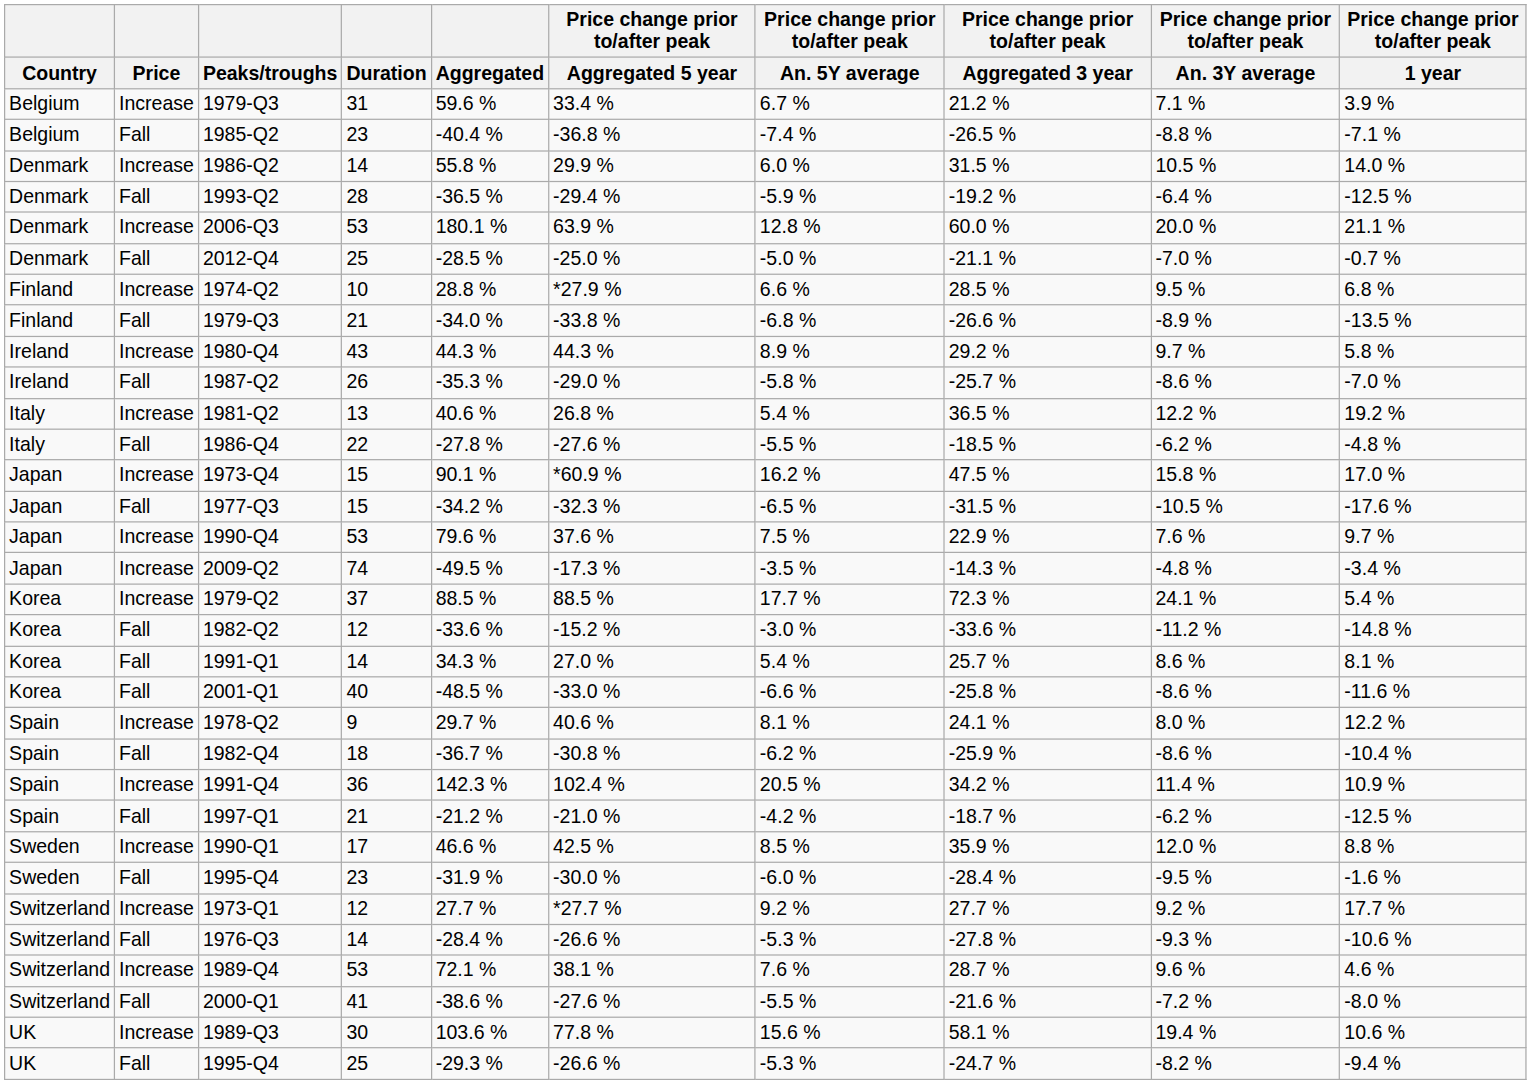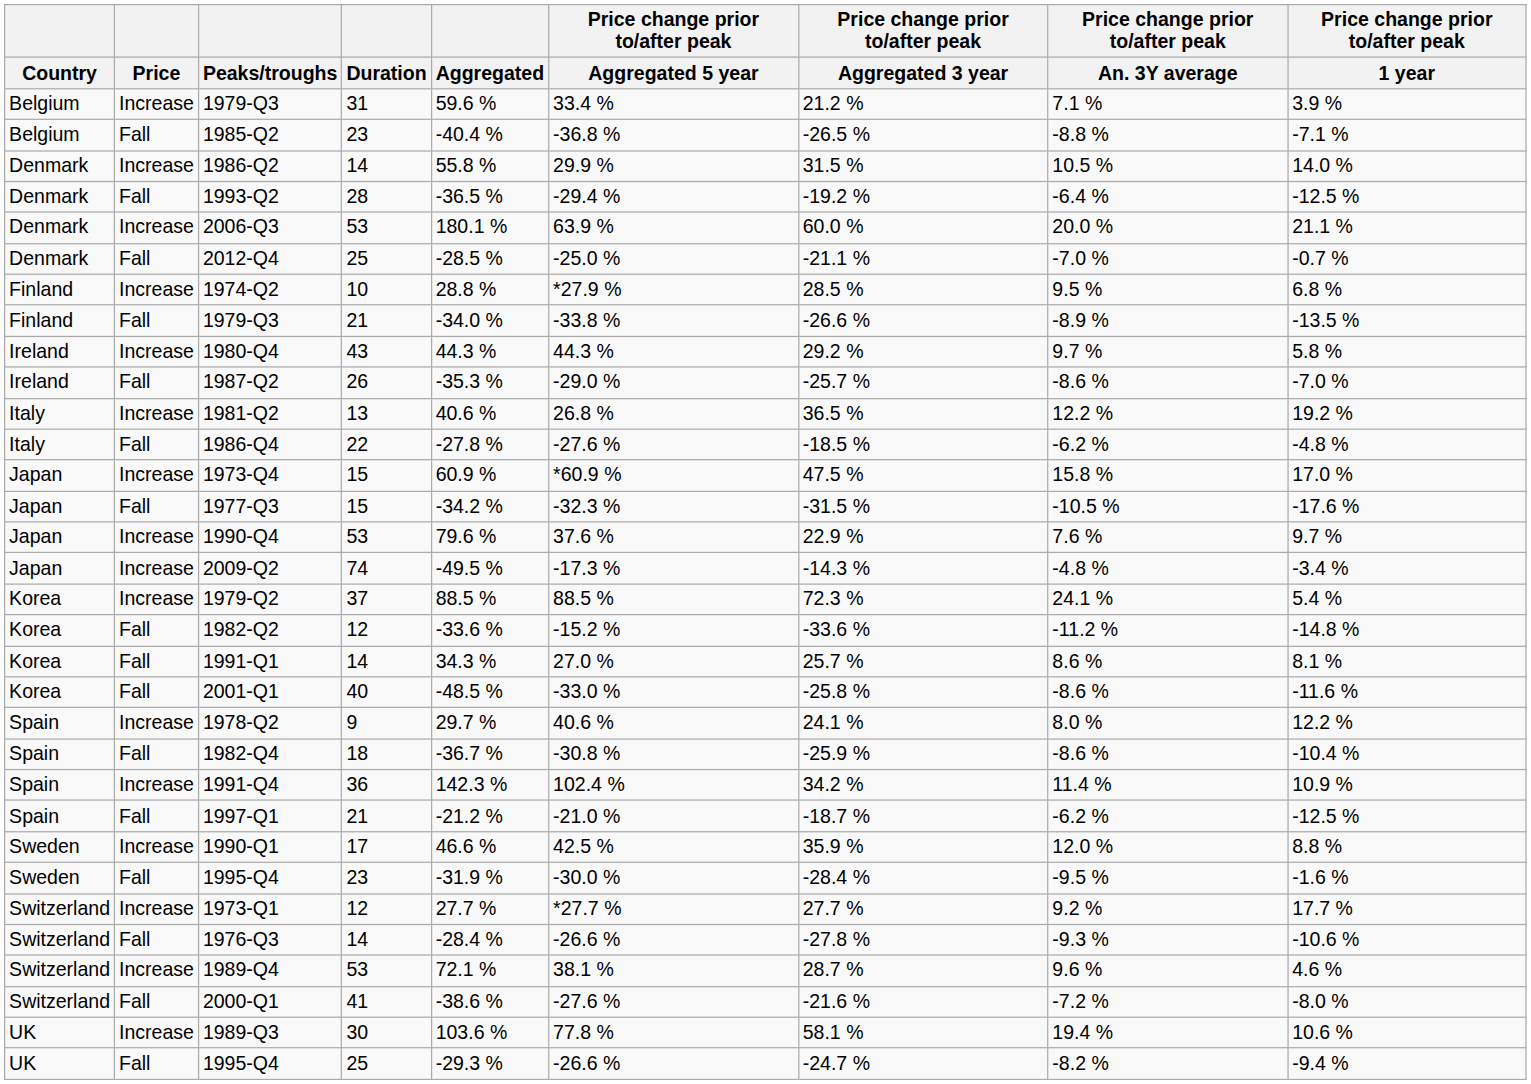- column: (850, 72)
(466, 475) 90.1 % -> (466, 475) 60.9 %
